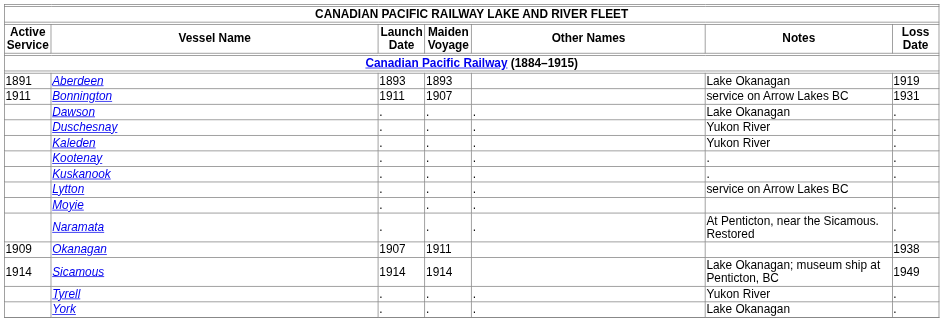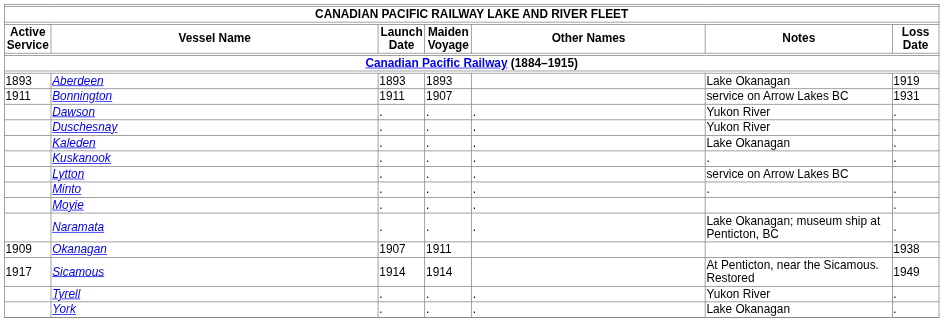(19, 81) 1891 -> (19, 81) 1893
(748, 112) Lake Okanagan -> (738, 112) Yukon River
(738, 143) Yukon River -> (748, 143) Lake Okanagan
- row: (77, 158)
+ row: (67, 189)
(793, 227) At Penticton, near the Sicamous. Restored -> (793, 227) Lake Okanagan; museum ship at Penticton, BC
(19, 272) 1914 -> (19, 272) 1917
(793, 272) Lake Okanagan; museum ship at Penticton, BC -> (793, 272) At Penticton, near the Sicamous. Restored
